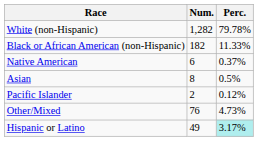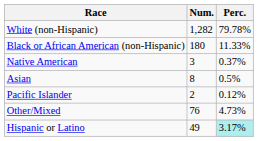(197, 45) 182 -> (197, 45) 180
(192, 62) 6 -> (192, 62) 3
